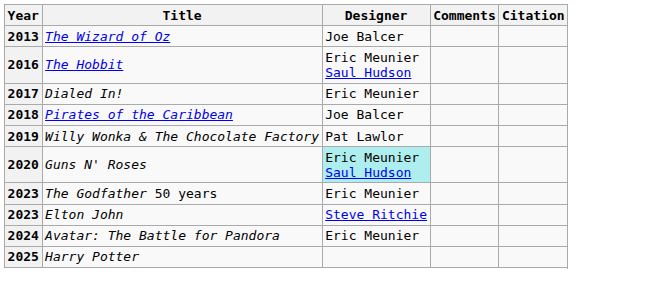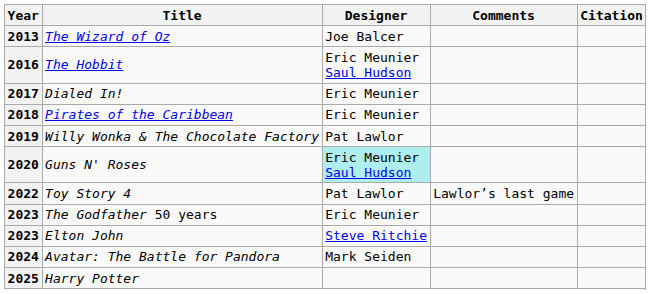(364, 115) Joe Balcer -> (372, 115) Eric Meunier
+ row: (23, 193)
(372, 236) Eric Meunier -> (368, 257) Mark Seiden
